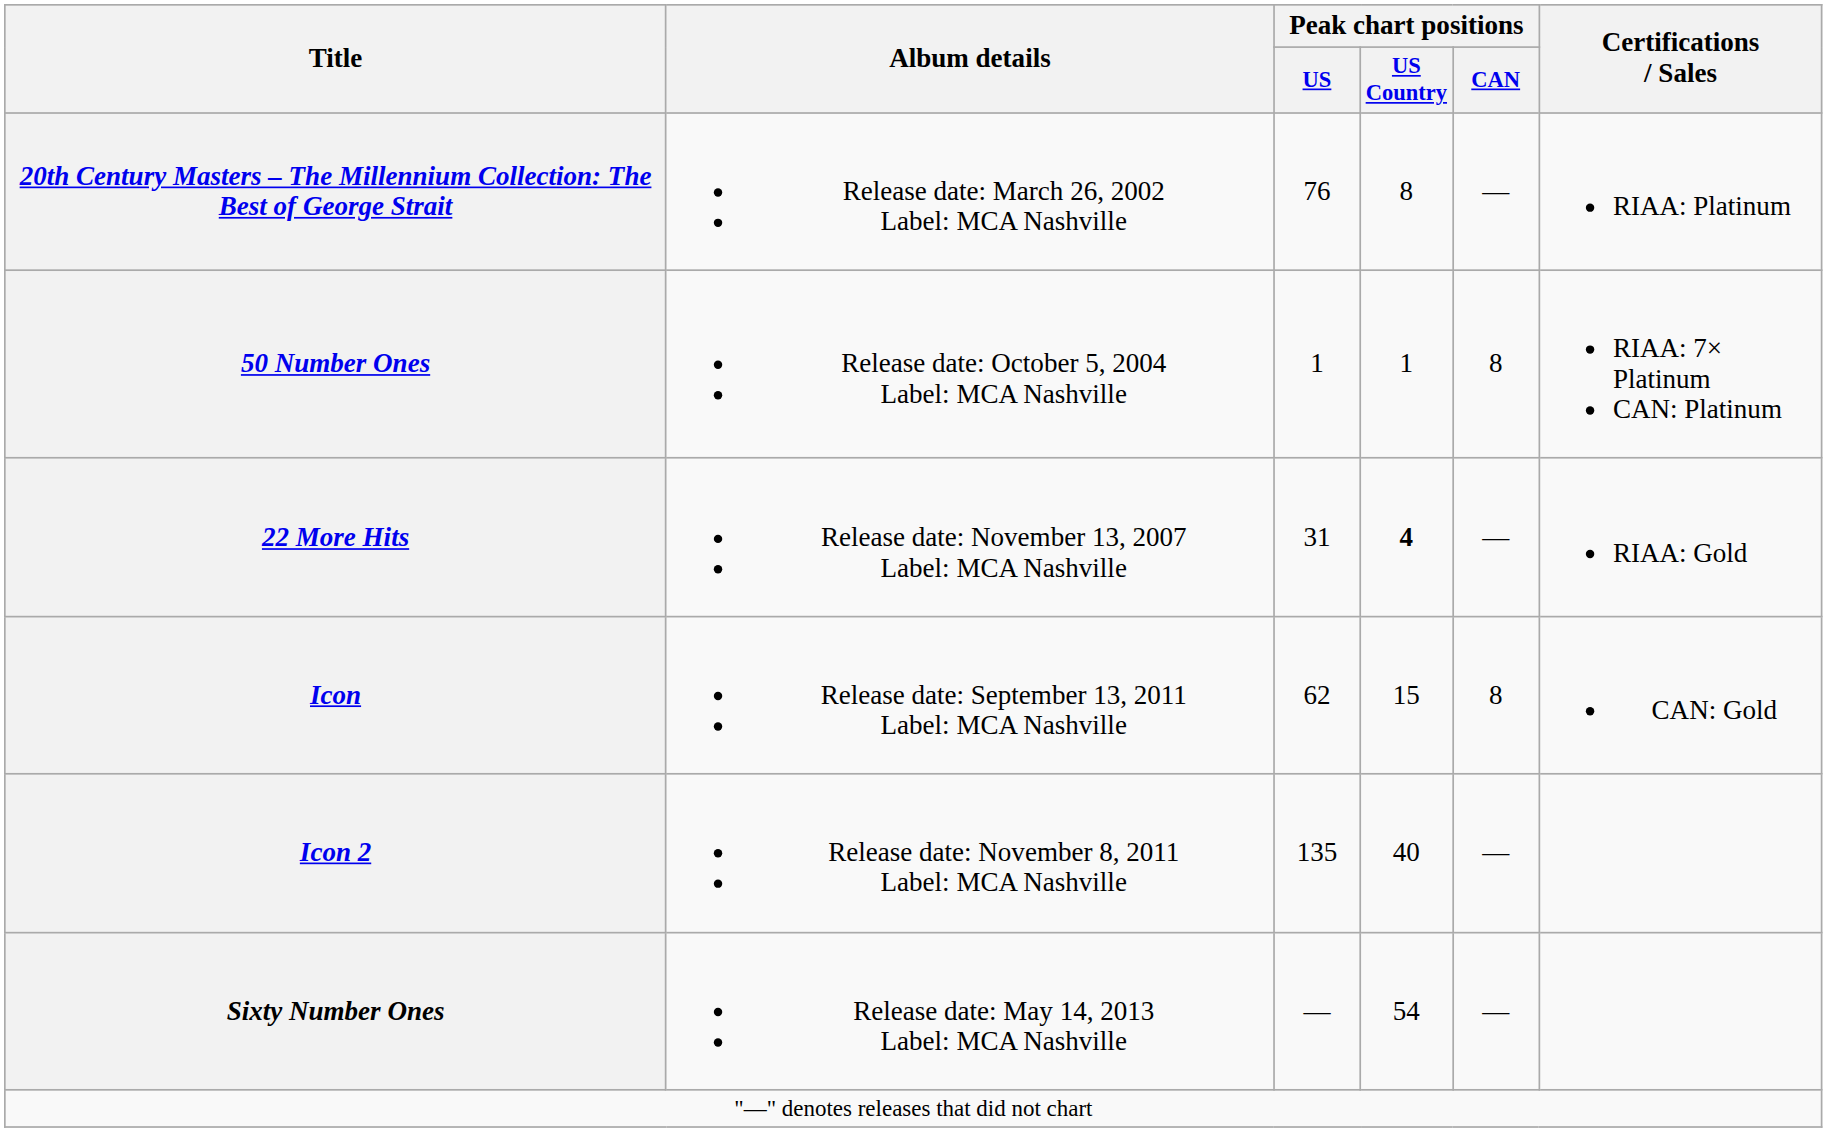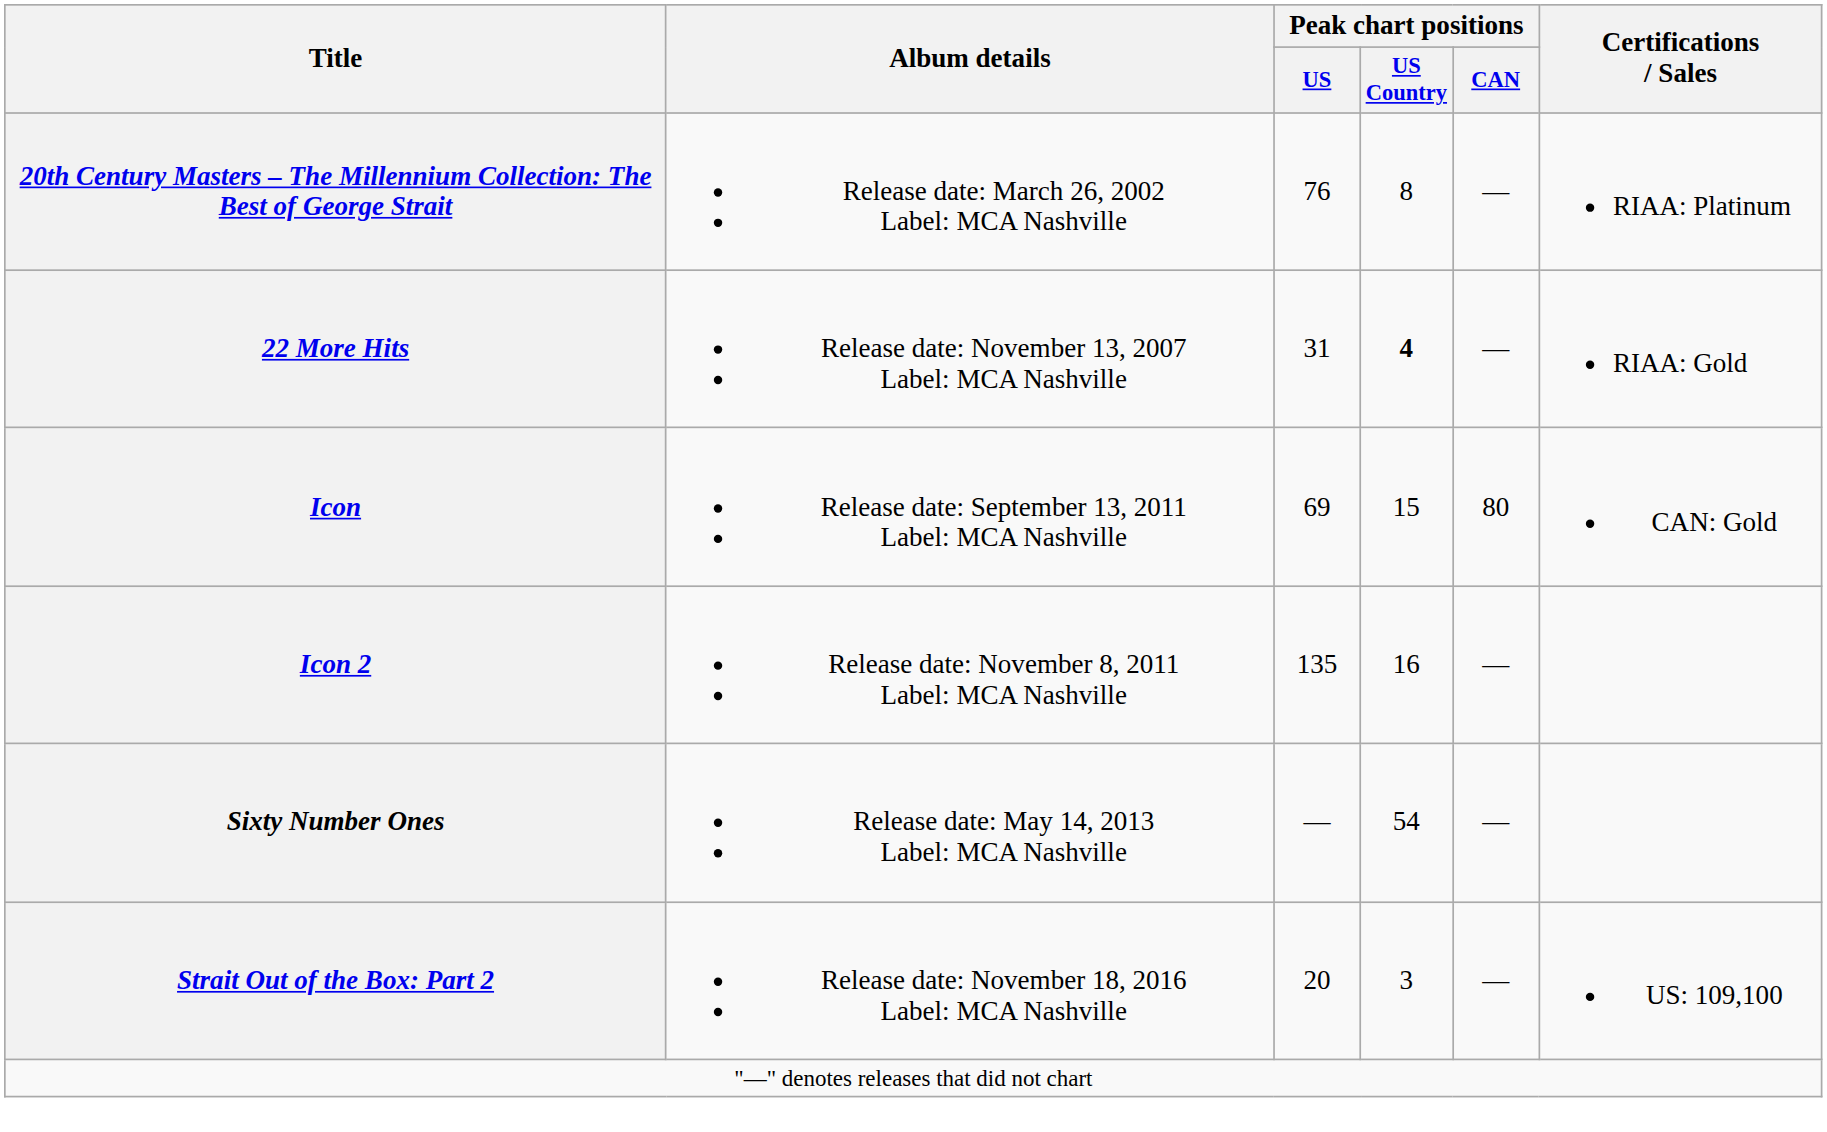- row: (336, 364)
(1317, 694) 62 -> (1317, 506) 69
(1496, 694) 8 -> (1496, 506) 80
(1406, 852) 40 -> (1406, 664) 16
+ row: (336, 980)
